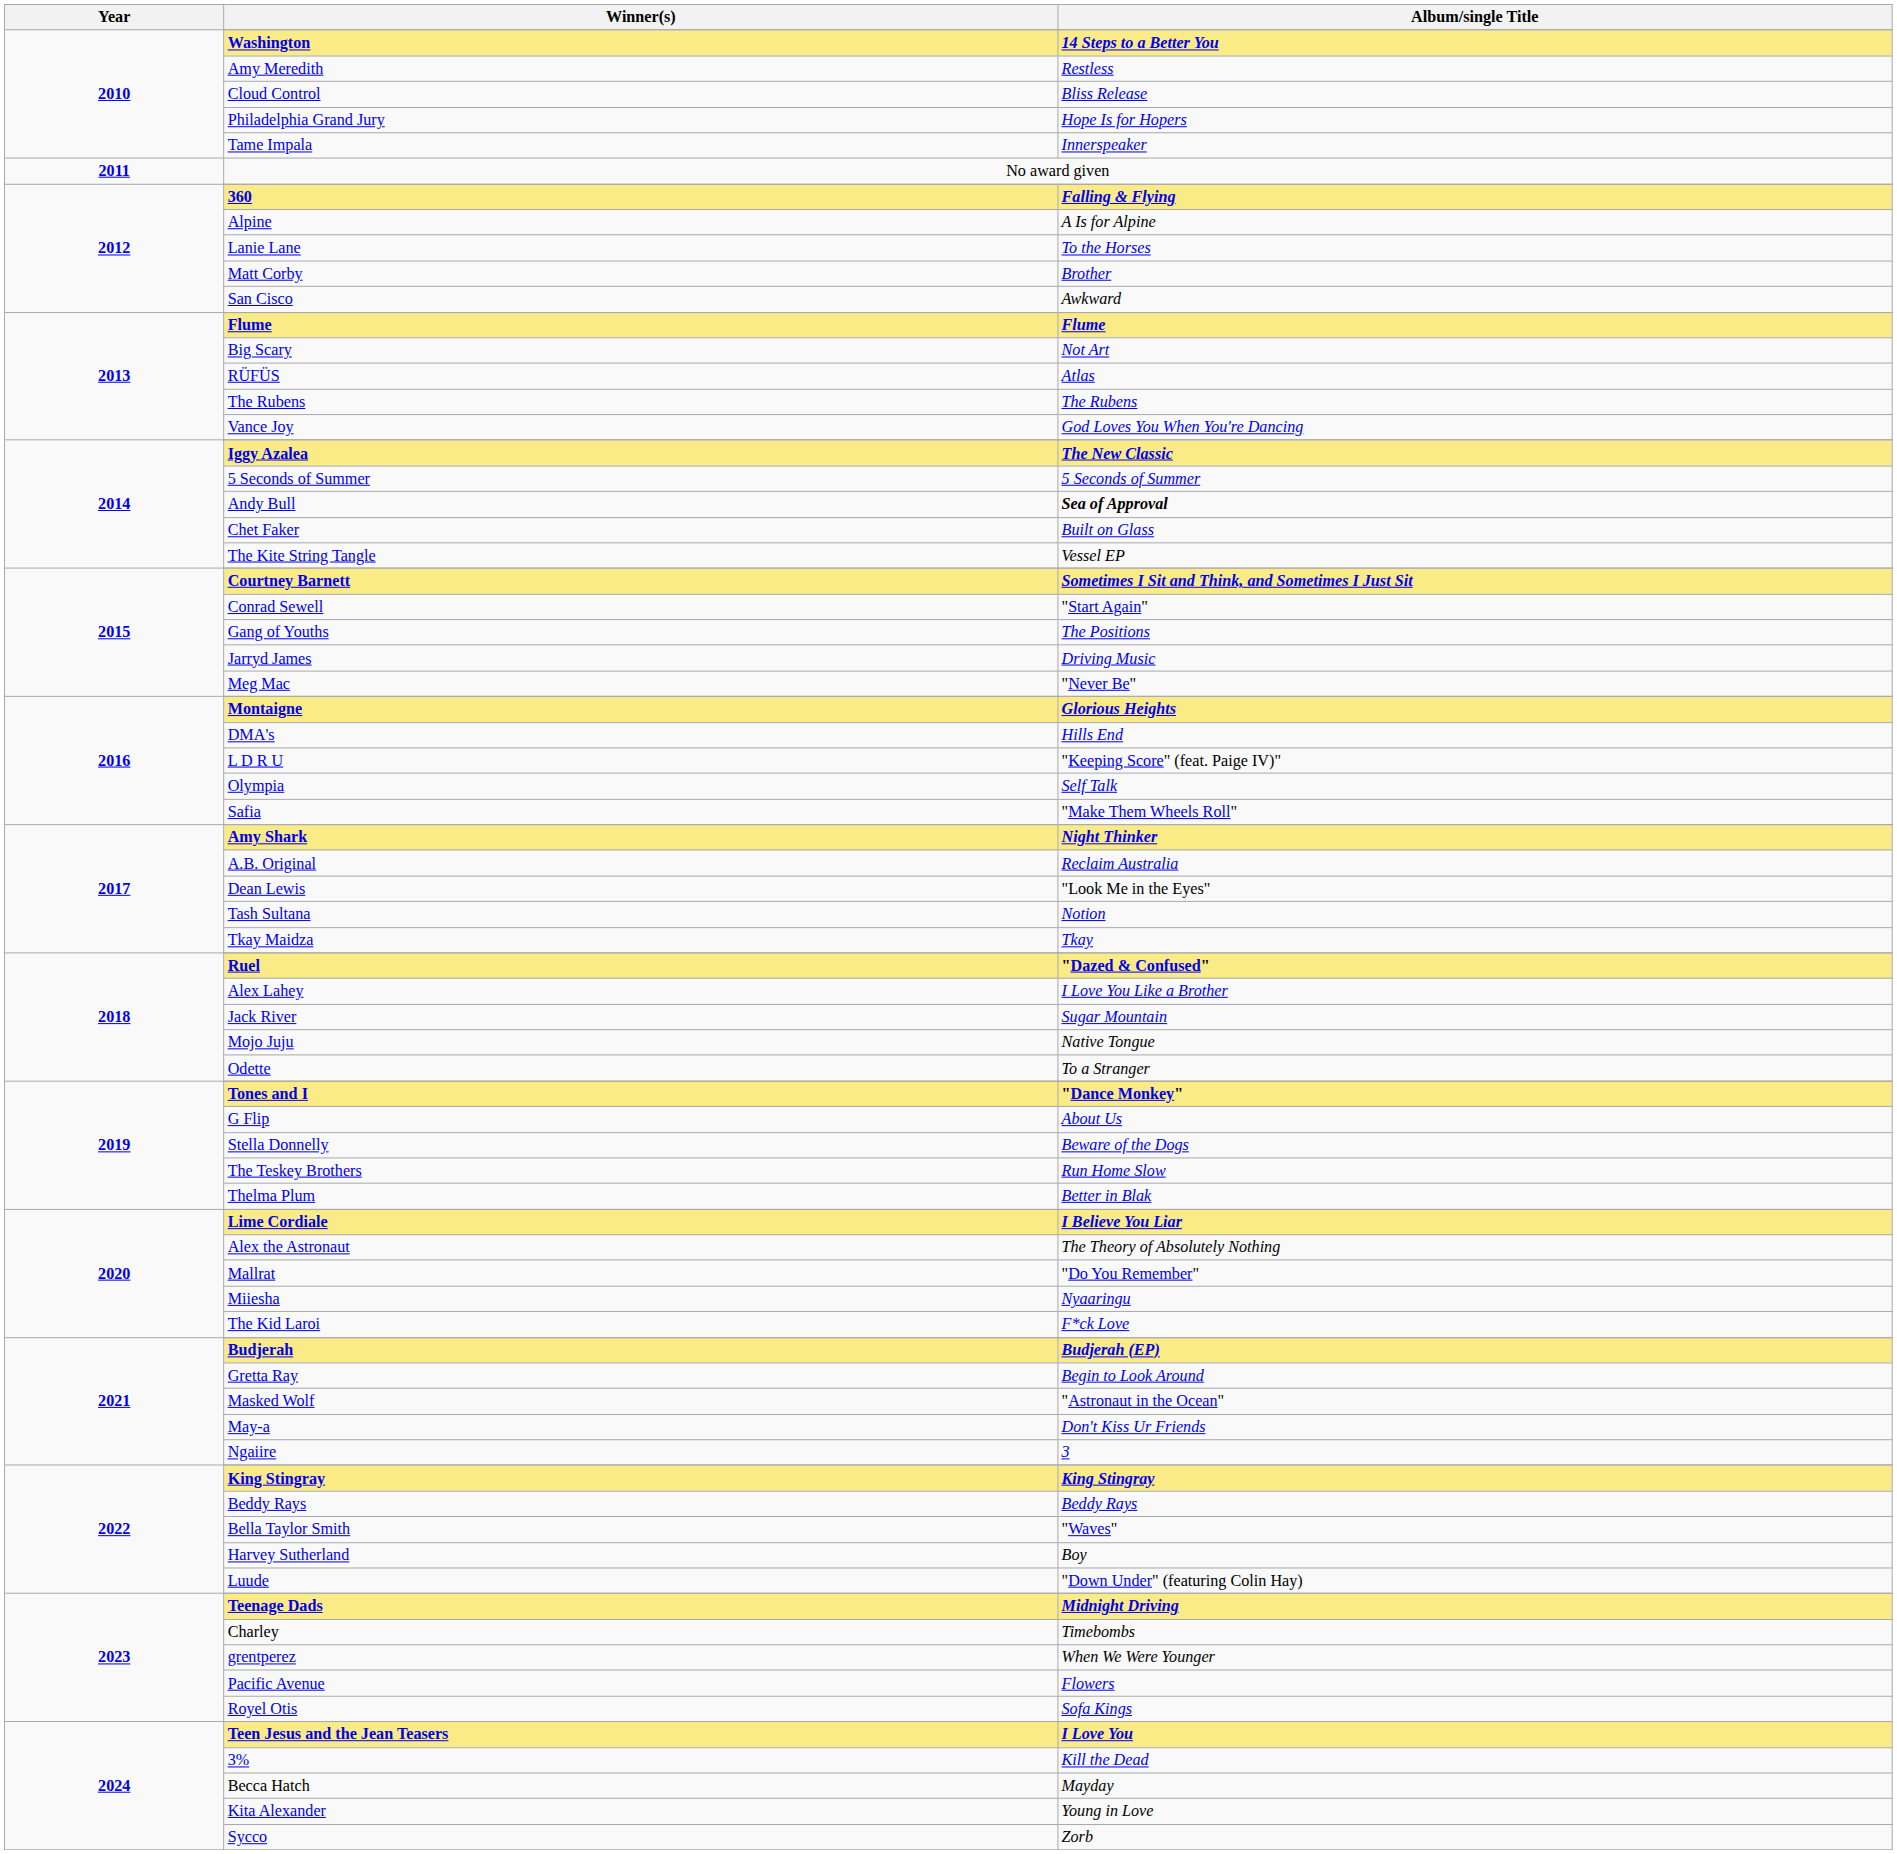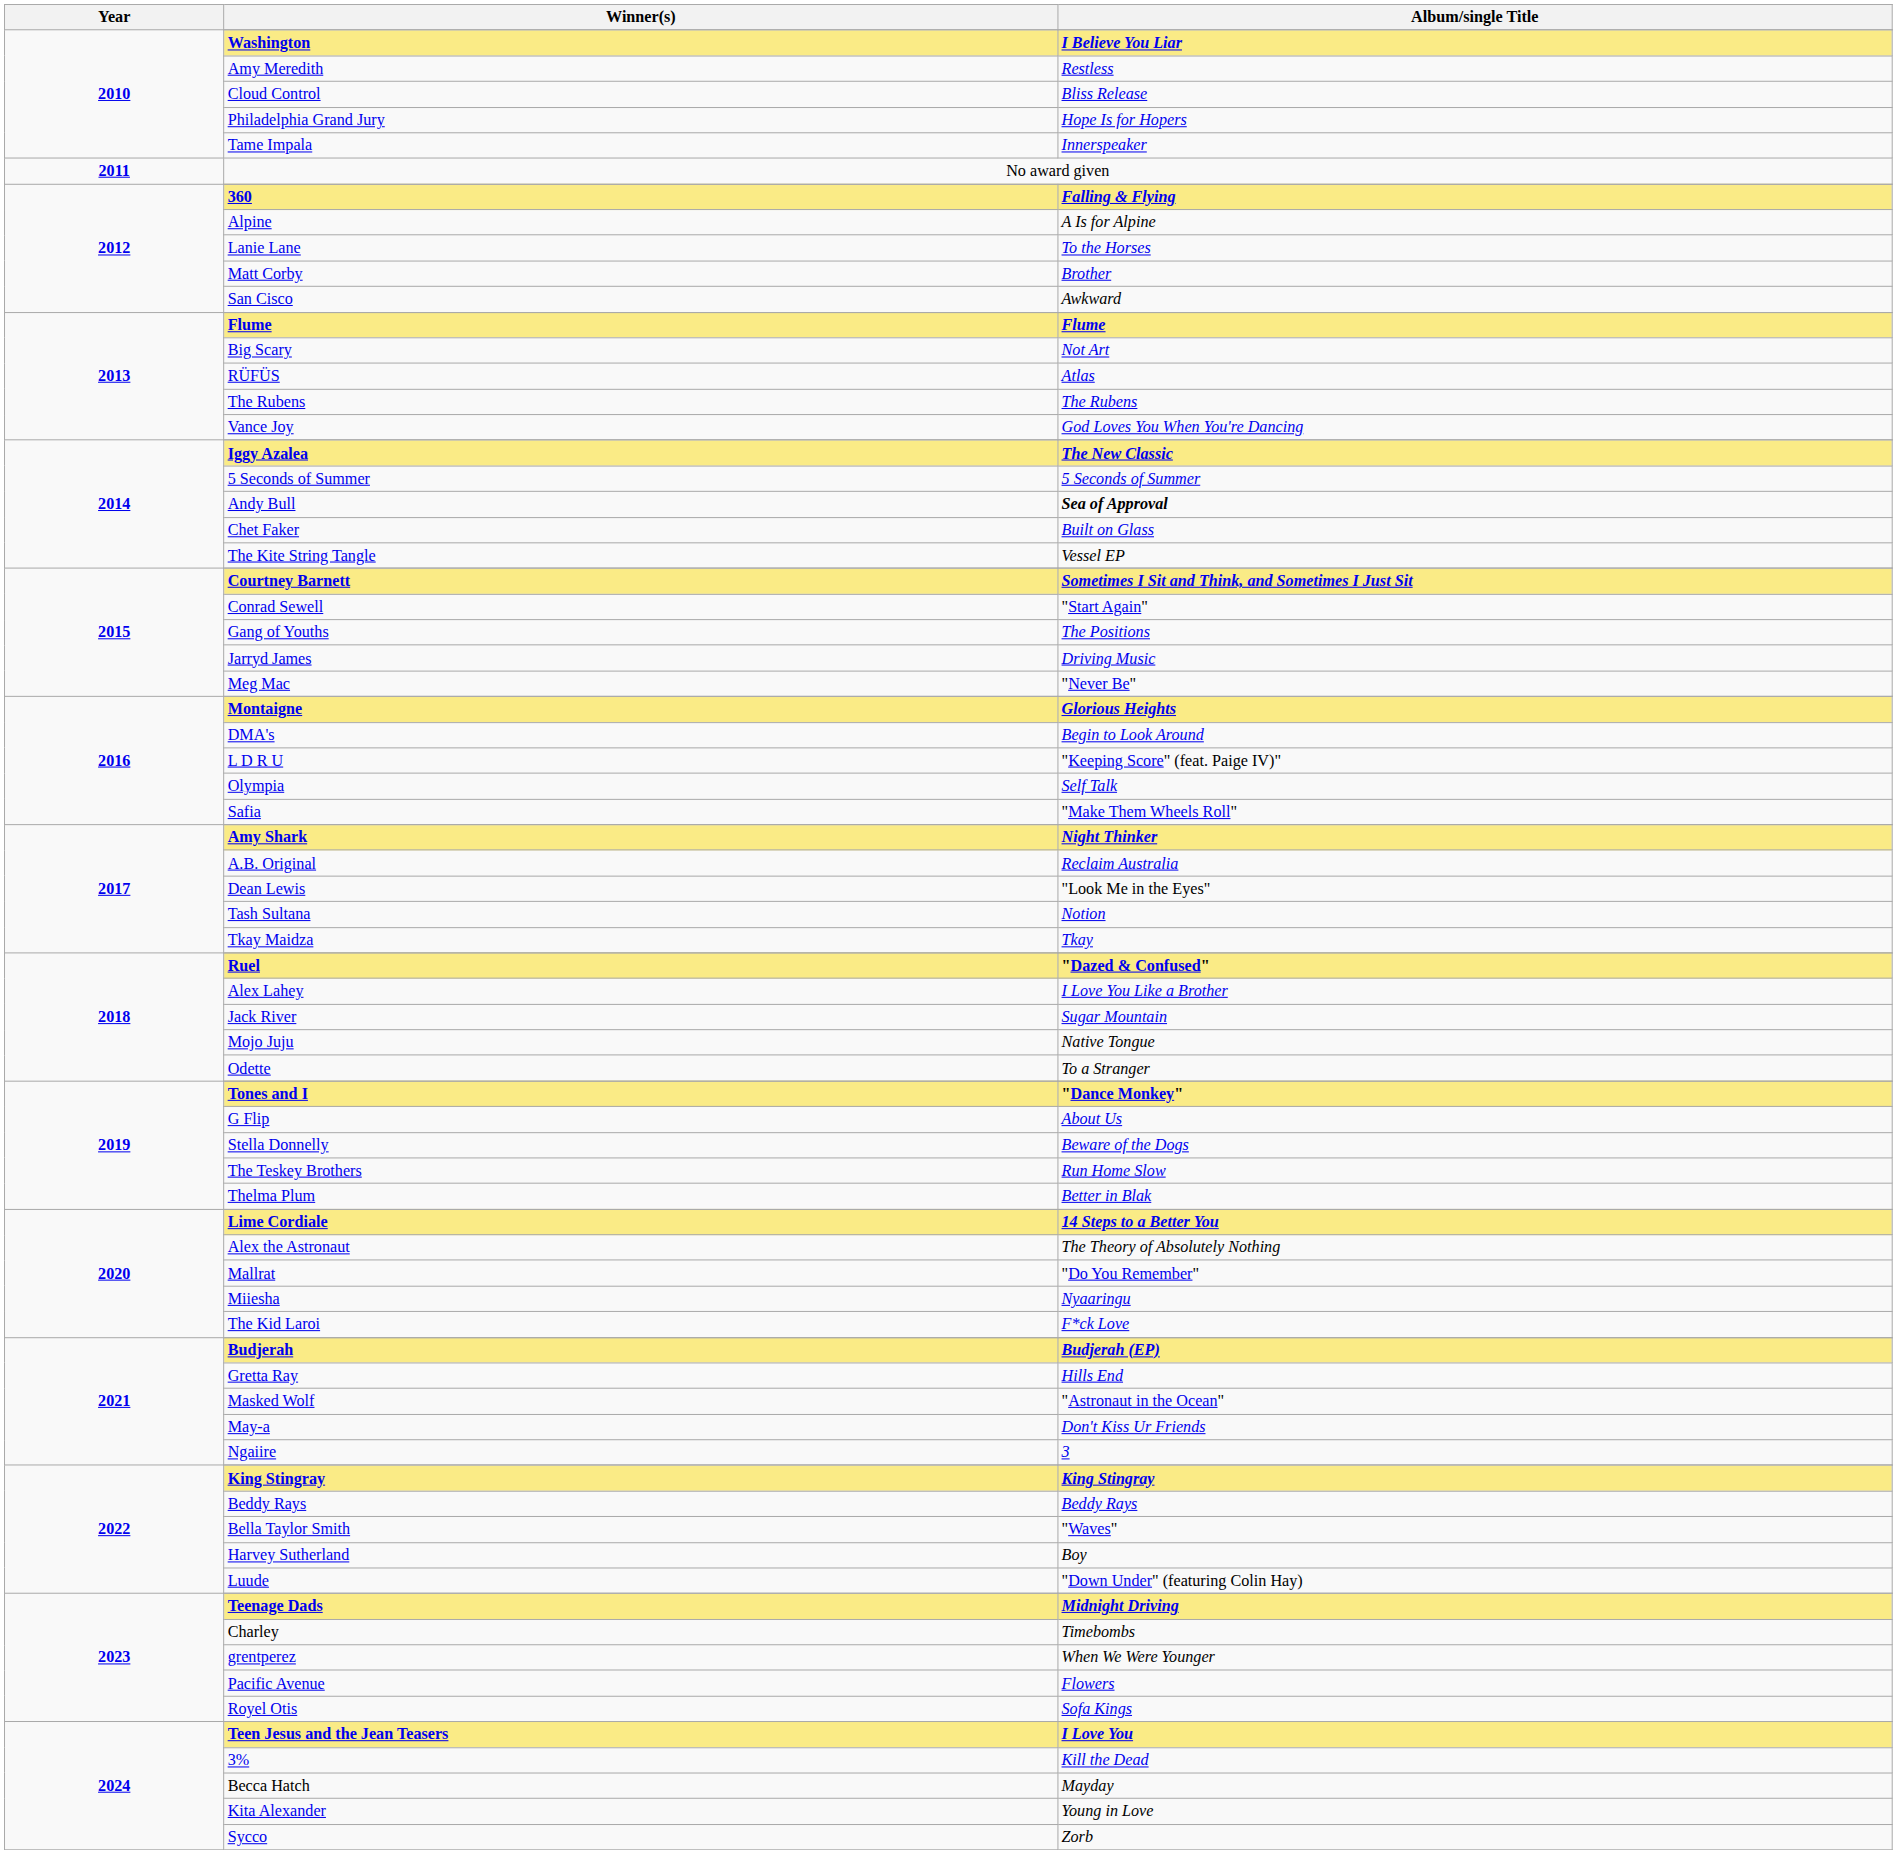(1140, 42) 14 Steps to a Better You -> (1122, 42) I Believe You Liar
(1092, 734) Hills End -> (1133, 734) Begin to Look Around
(1122, 1221) I Believe You Liar -> (1140, 1221) 14 Steps to a Better You
(1133, 1375) Begin to Look Around -> (1092, 1375) Hills End
